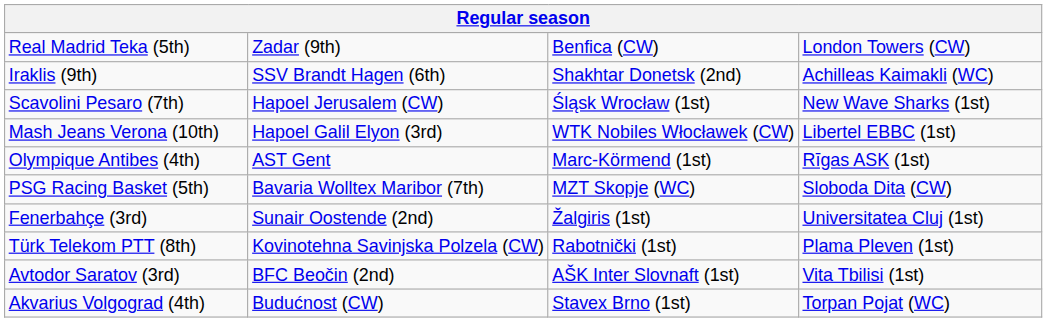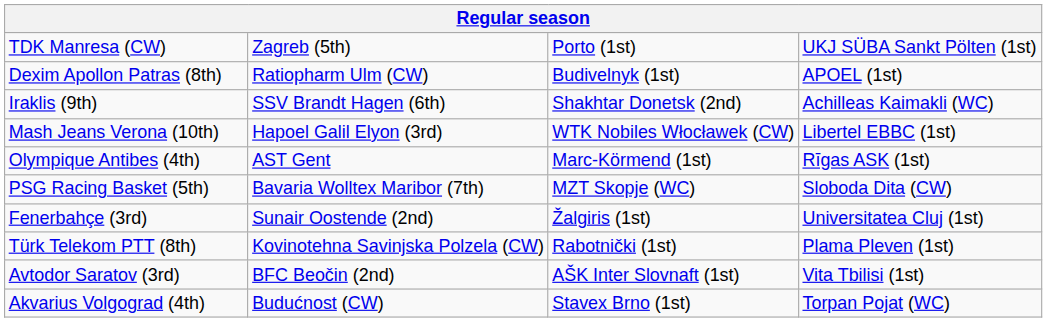+ row: (87, 47)
- row: (99, 47)
+ row: (115, 75)
- row: (96, 103)
